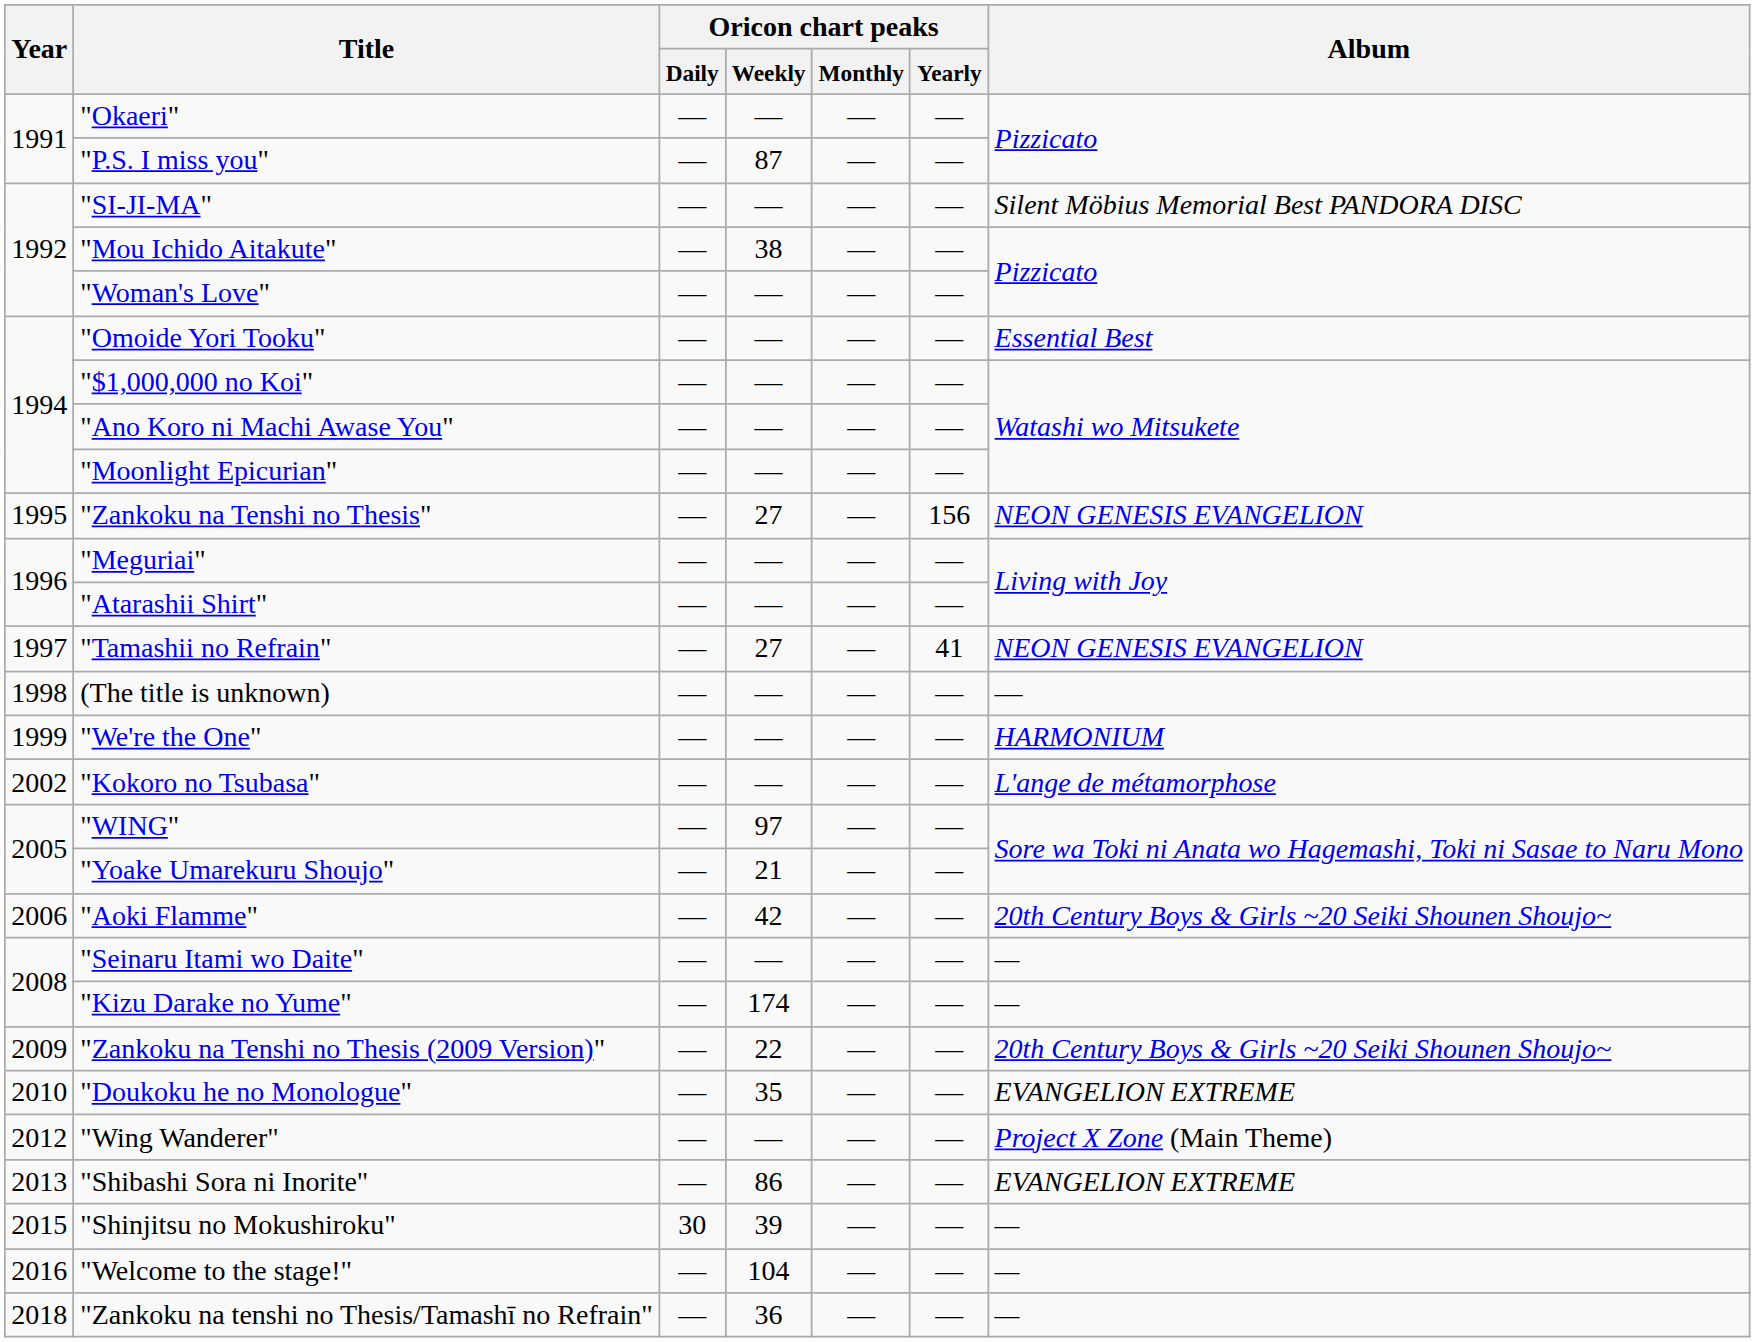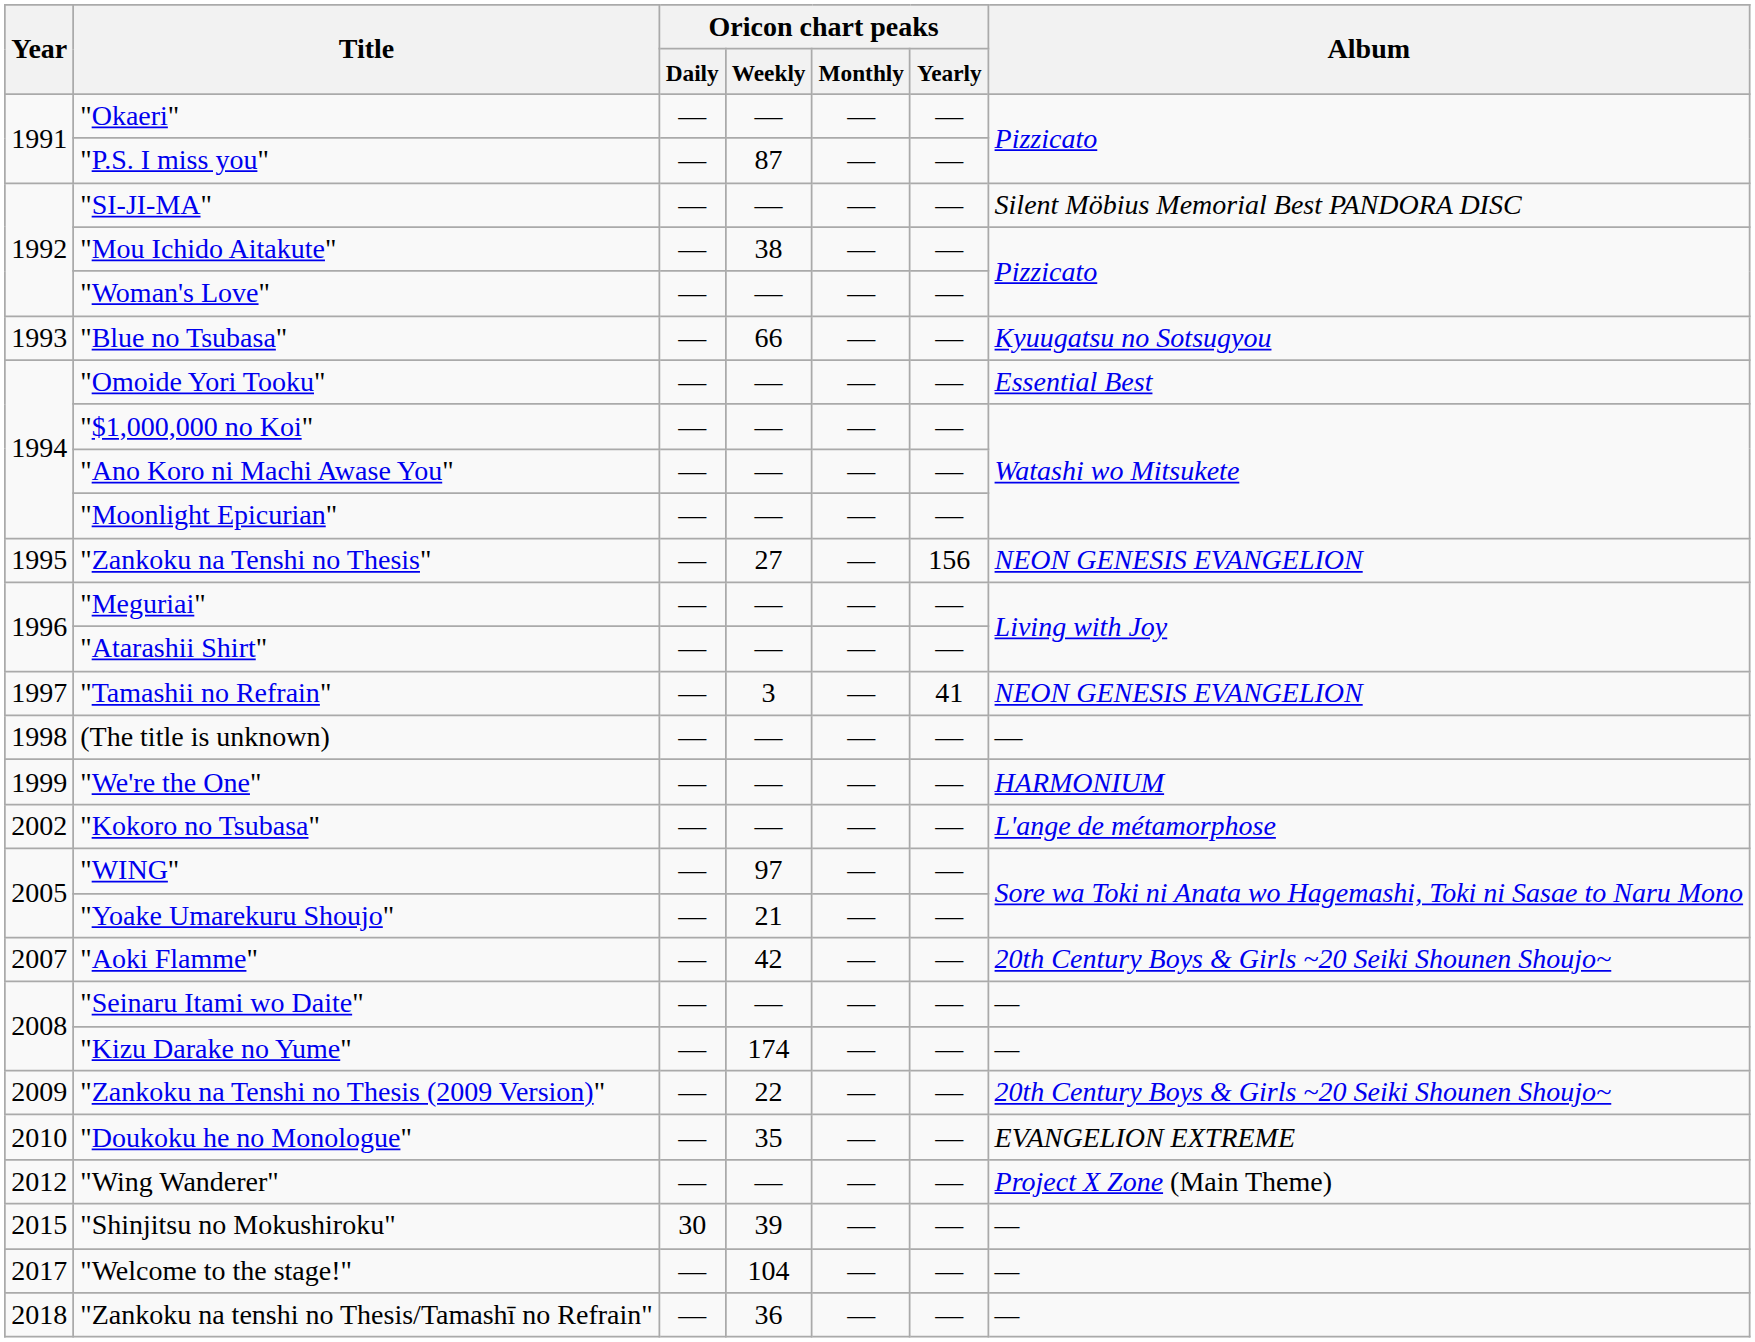+ row: (184, 337)
(769, 648) 27 -> (769, 692) 3
(39, 914) 2006 -> (39, 959) 2007
- row: (224, 1181)
(39, 1270) 2016 -> (39, 1270) 2017
